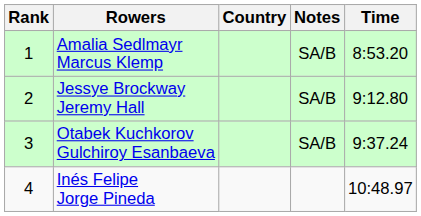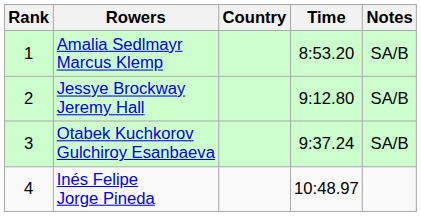columns swapped: (380, 17) <-> (317, 17)
